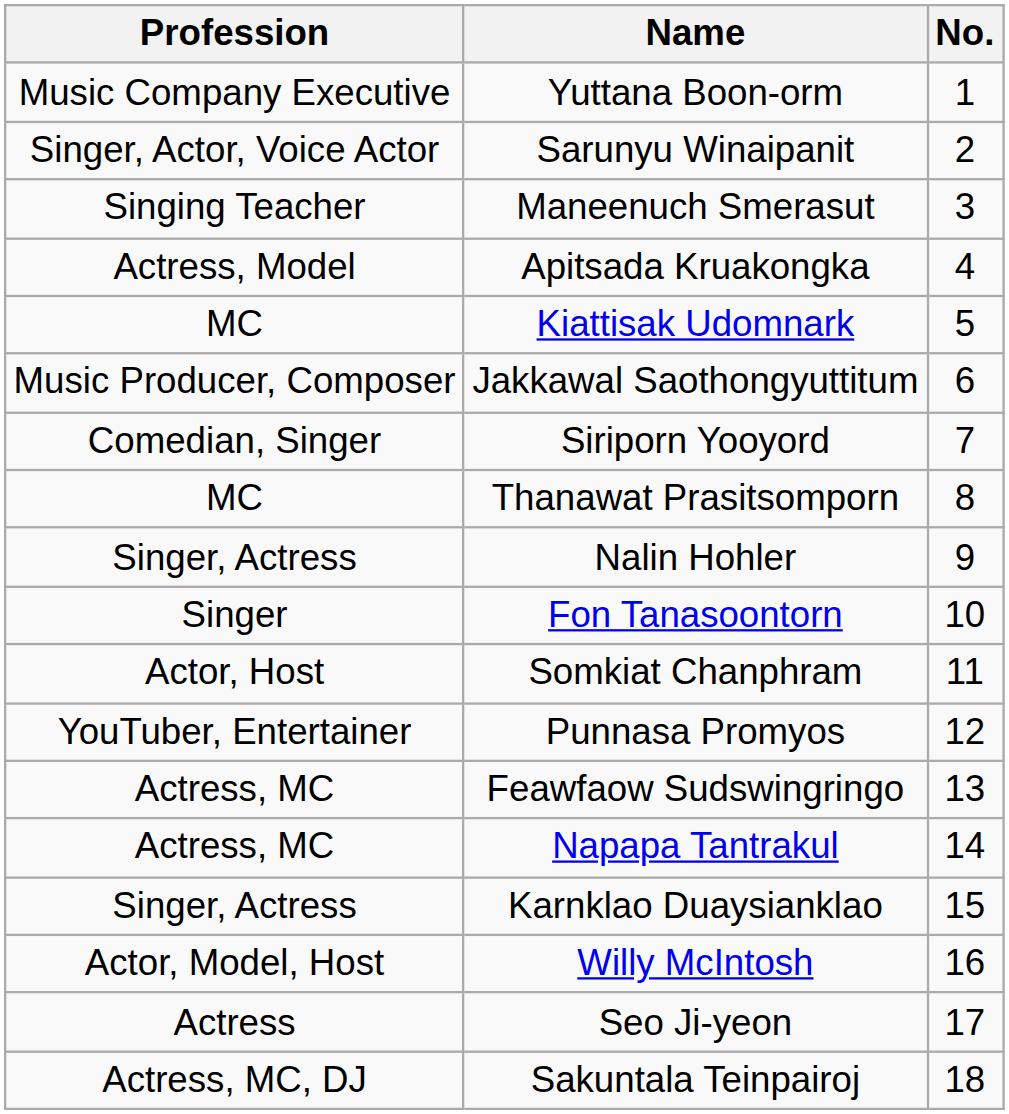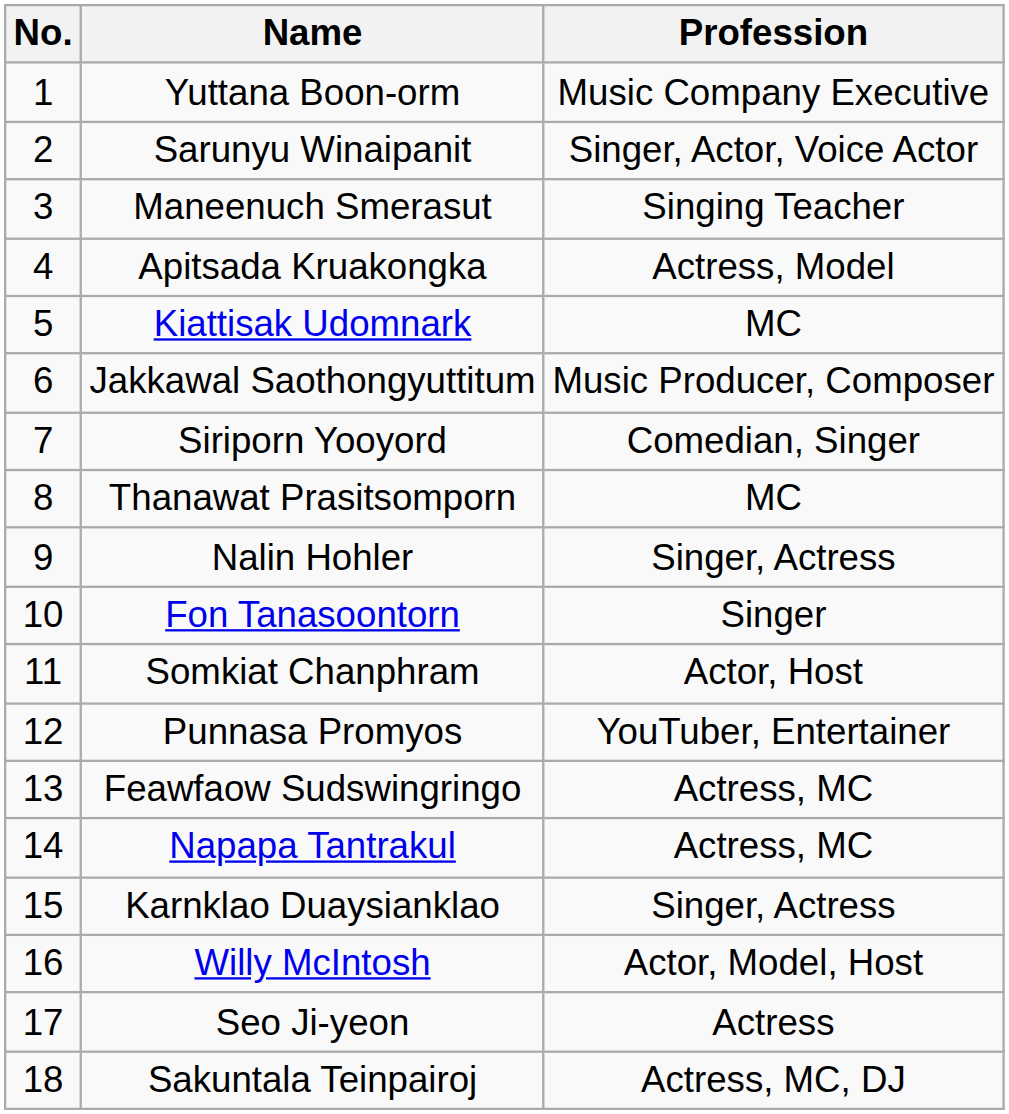columns swapped: (965, 33) <-> (235, 33)
